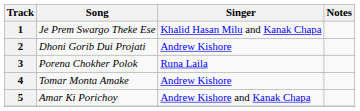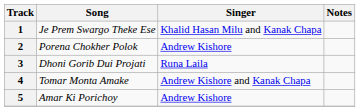(92, 47) Dhoni Gorib Dui Projati -> (88, 47) Porena Chokher Polok
(88, 64) Porena Chokher Polok -> (92, 64) Dhoni Gorib Dui Projati
(196, 81) Andrew Kishore -> (235, 81) Andrew Kishore and Kanak Chapa
(235, 98) Andrew Kishore and Kanak Chapa -> (196, 98) Andrew Kishore
